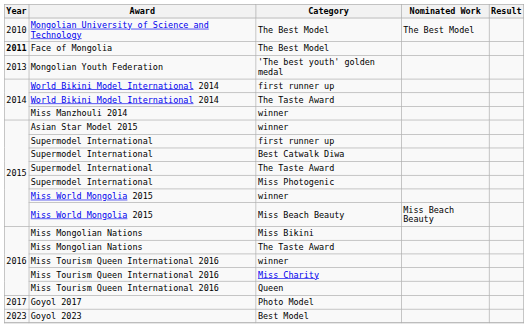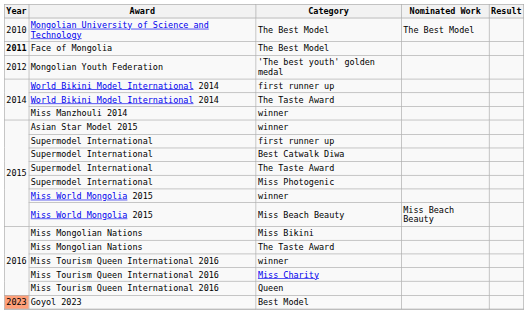(17, 67) 2013 -> (17, 67) 2012
- row: (56, 302)
(17, 316) no background -> (17, 302) lightsalmon background
